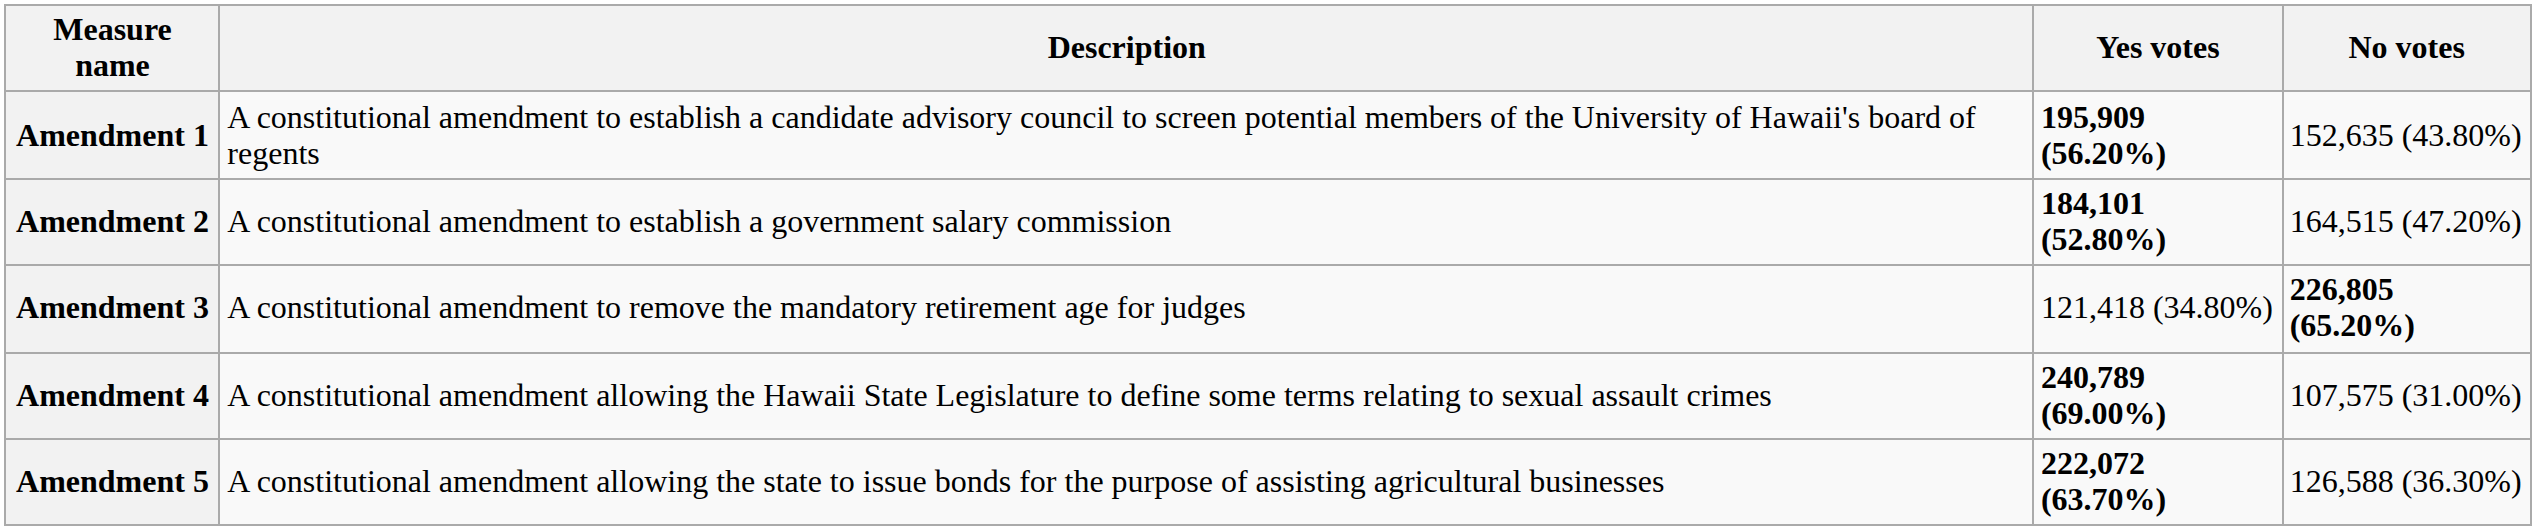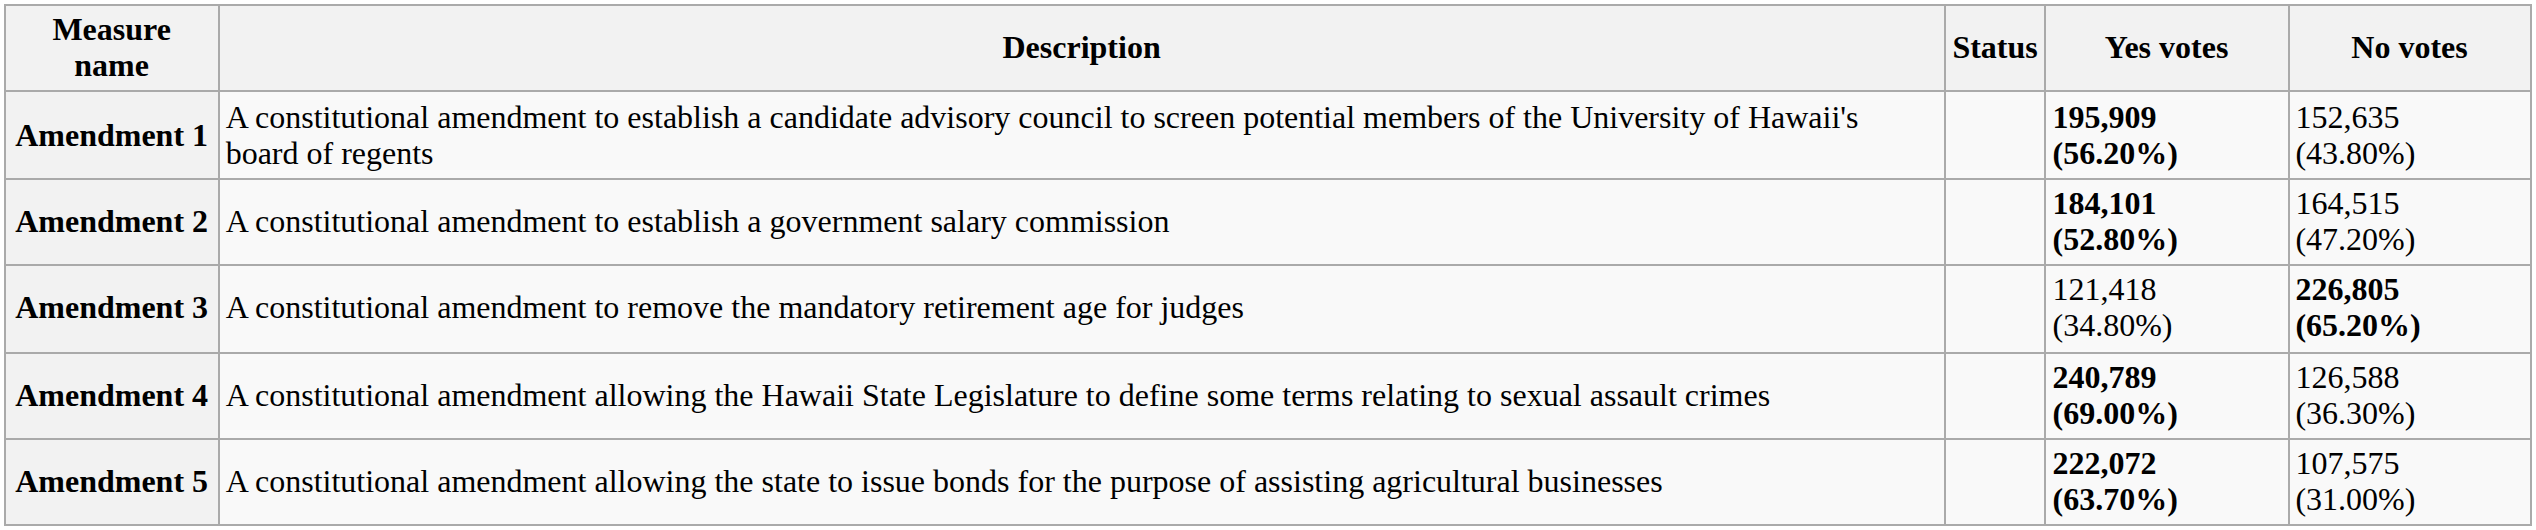+ column: (1995, 47)
(2406, 394) 107,575 (31.00%) -> (2355, 394) 126,588 (36.30%)
(2406, 481) 126,588 (36.30%) -> (2355, 481) 107,575 (31.00%)
